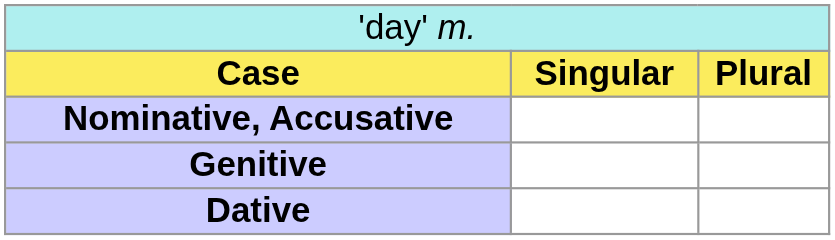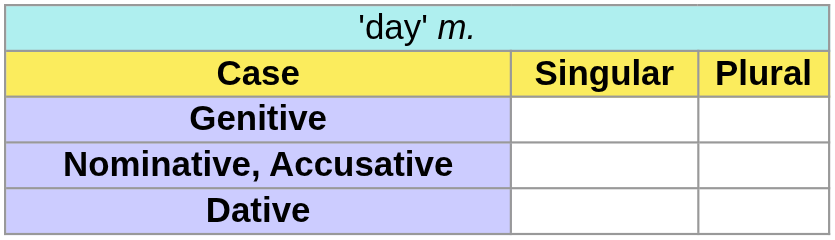rows swapped: (258, 118) <-> (258, 164)
